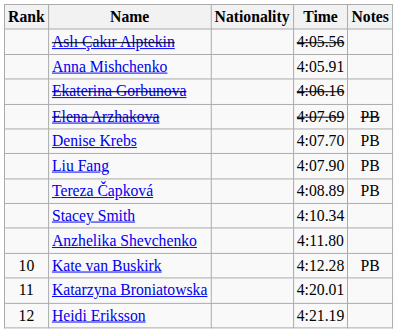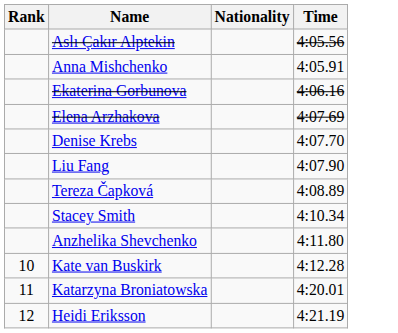- column: (370, 16)
